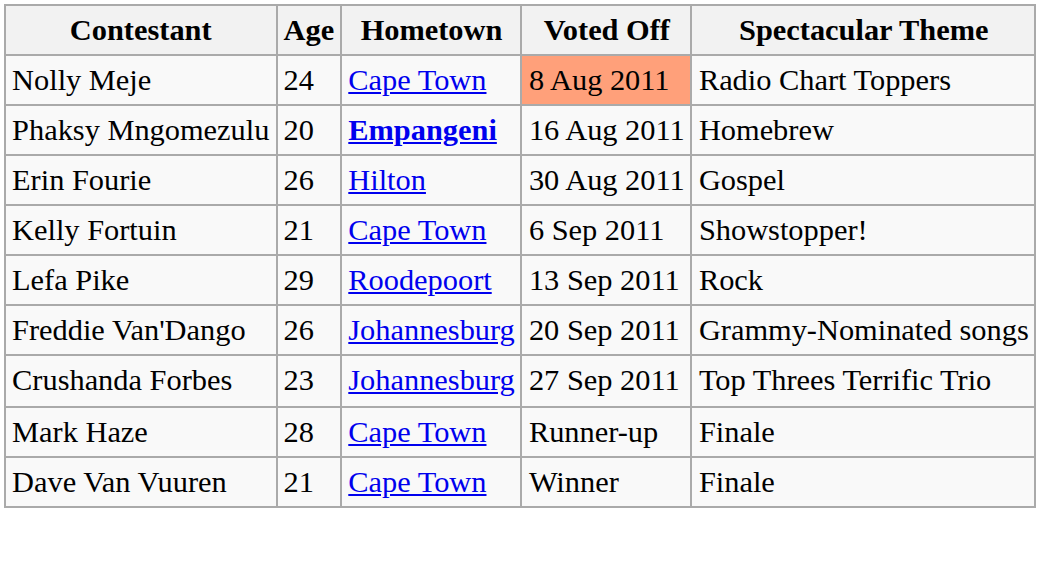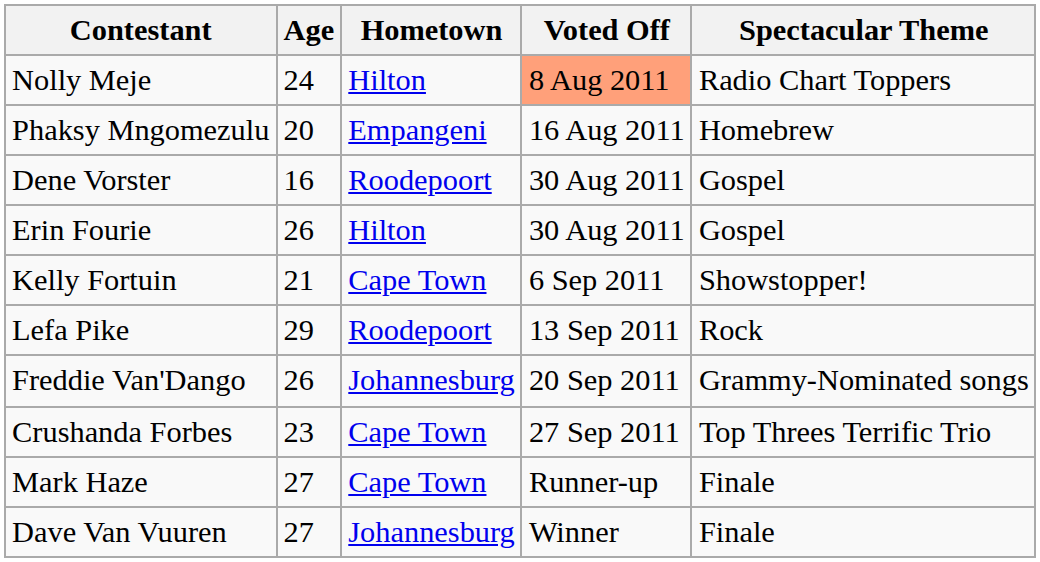(417, 79) Cape Town -> (387, 79) Hilton
(423, 130) bold -> (417, 130) normal
+ row: (91, 180)
(432, 380) Johannesburg -> (417, 430) Cape Town
(299, 430) 28 -> (299, 480) 27
(299, 480) 21 -> (299, 530) 27
(417, 480) Cape Town -> (432, 530) Johannesburg
